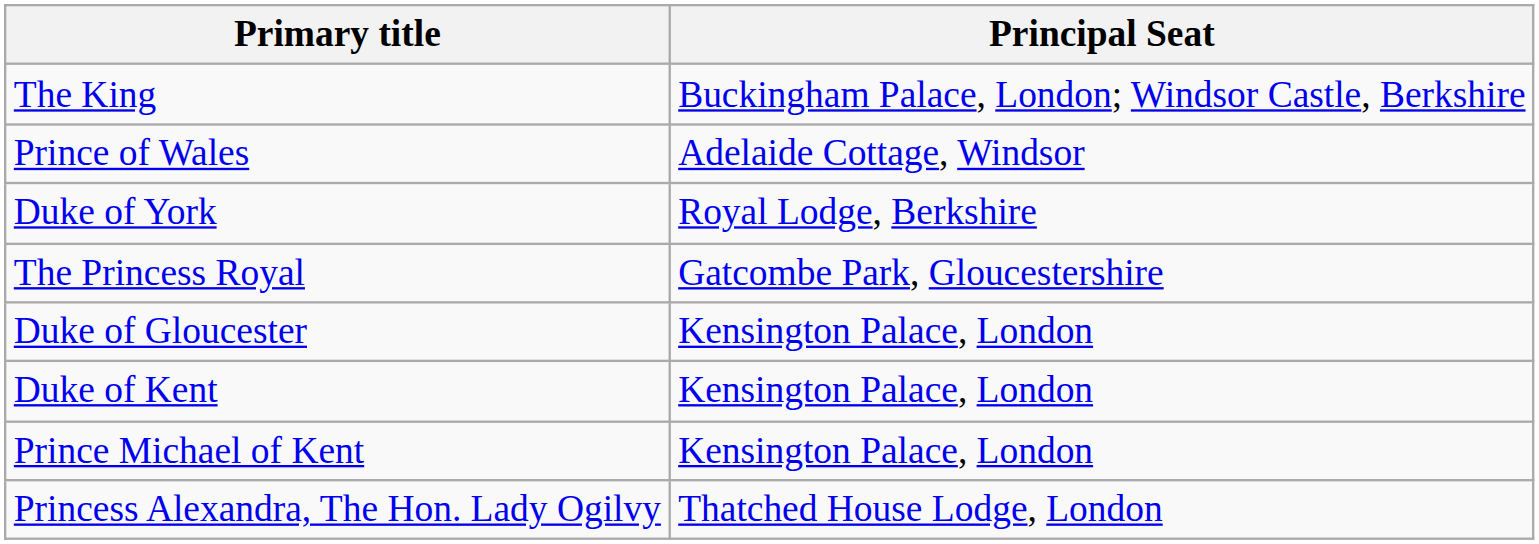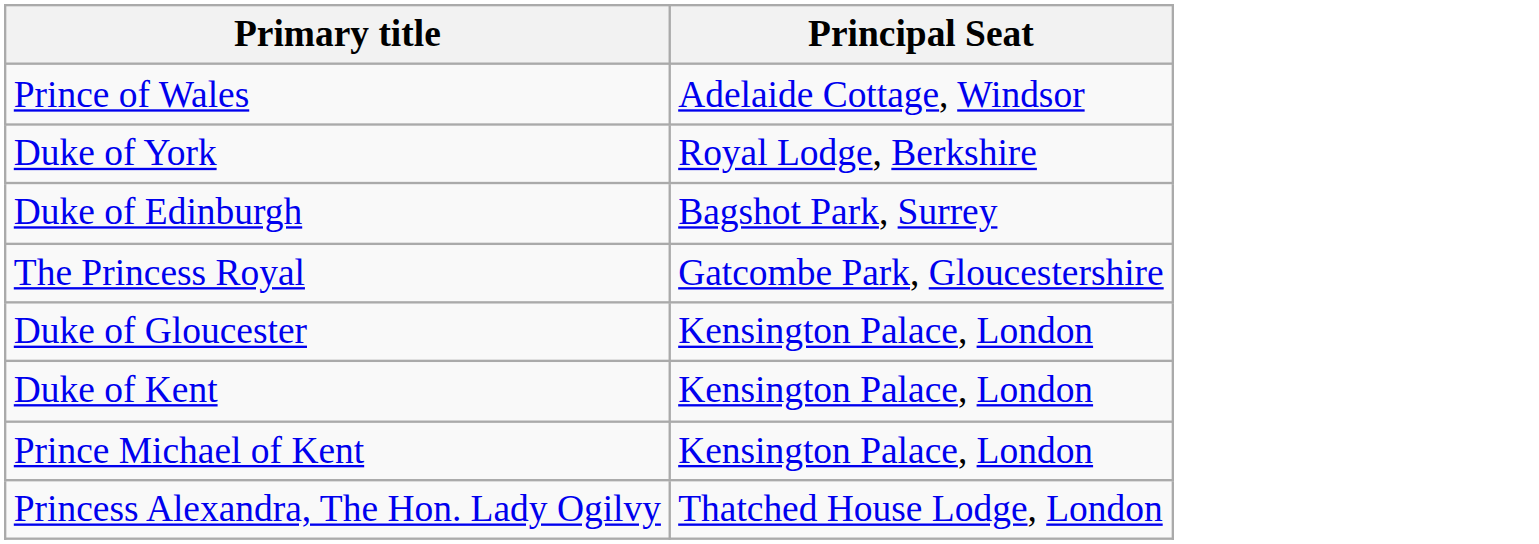- row: (85, 93)
+ row: (158, 212)
